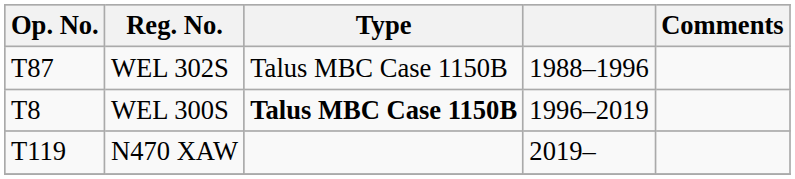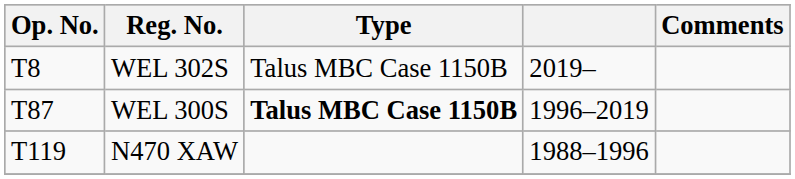(32, 67) T87 -> (26, 67) T8
(589, 67) 1988–1996 -> (563, 67) 2019–
(26, 109) T8 -> (32, 109) T87
(563, 151) 2019– -> (589, 151) 1988–1996
